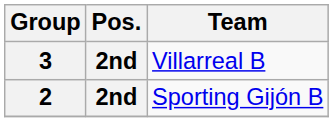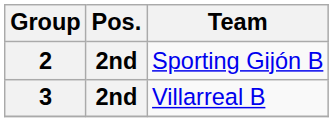rows swapped: (45, 97) <-> (45, 60)
